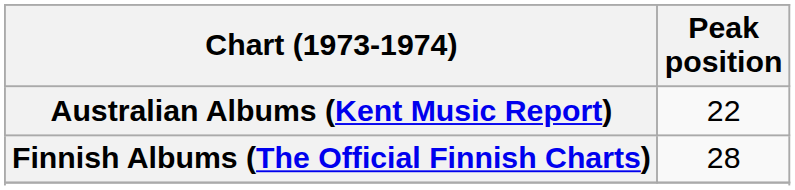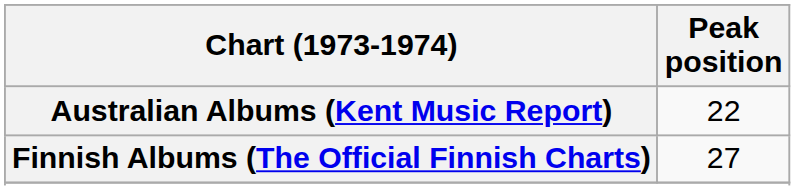(724, 158) 28 -> (724, 158) 27
